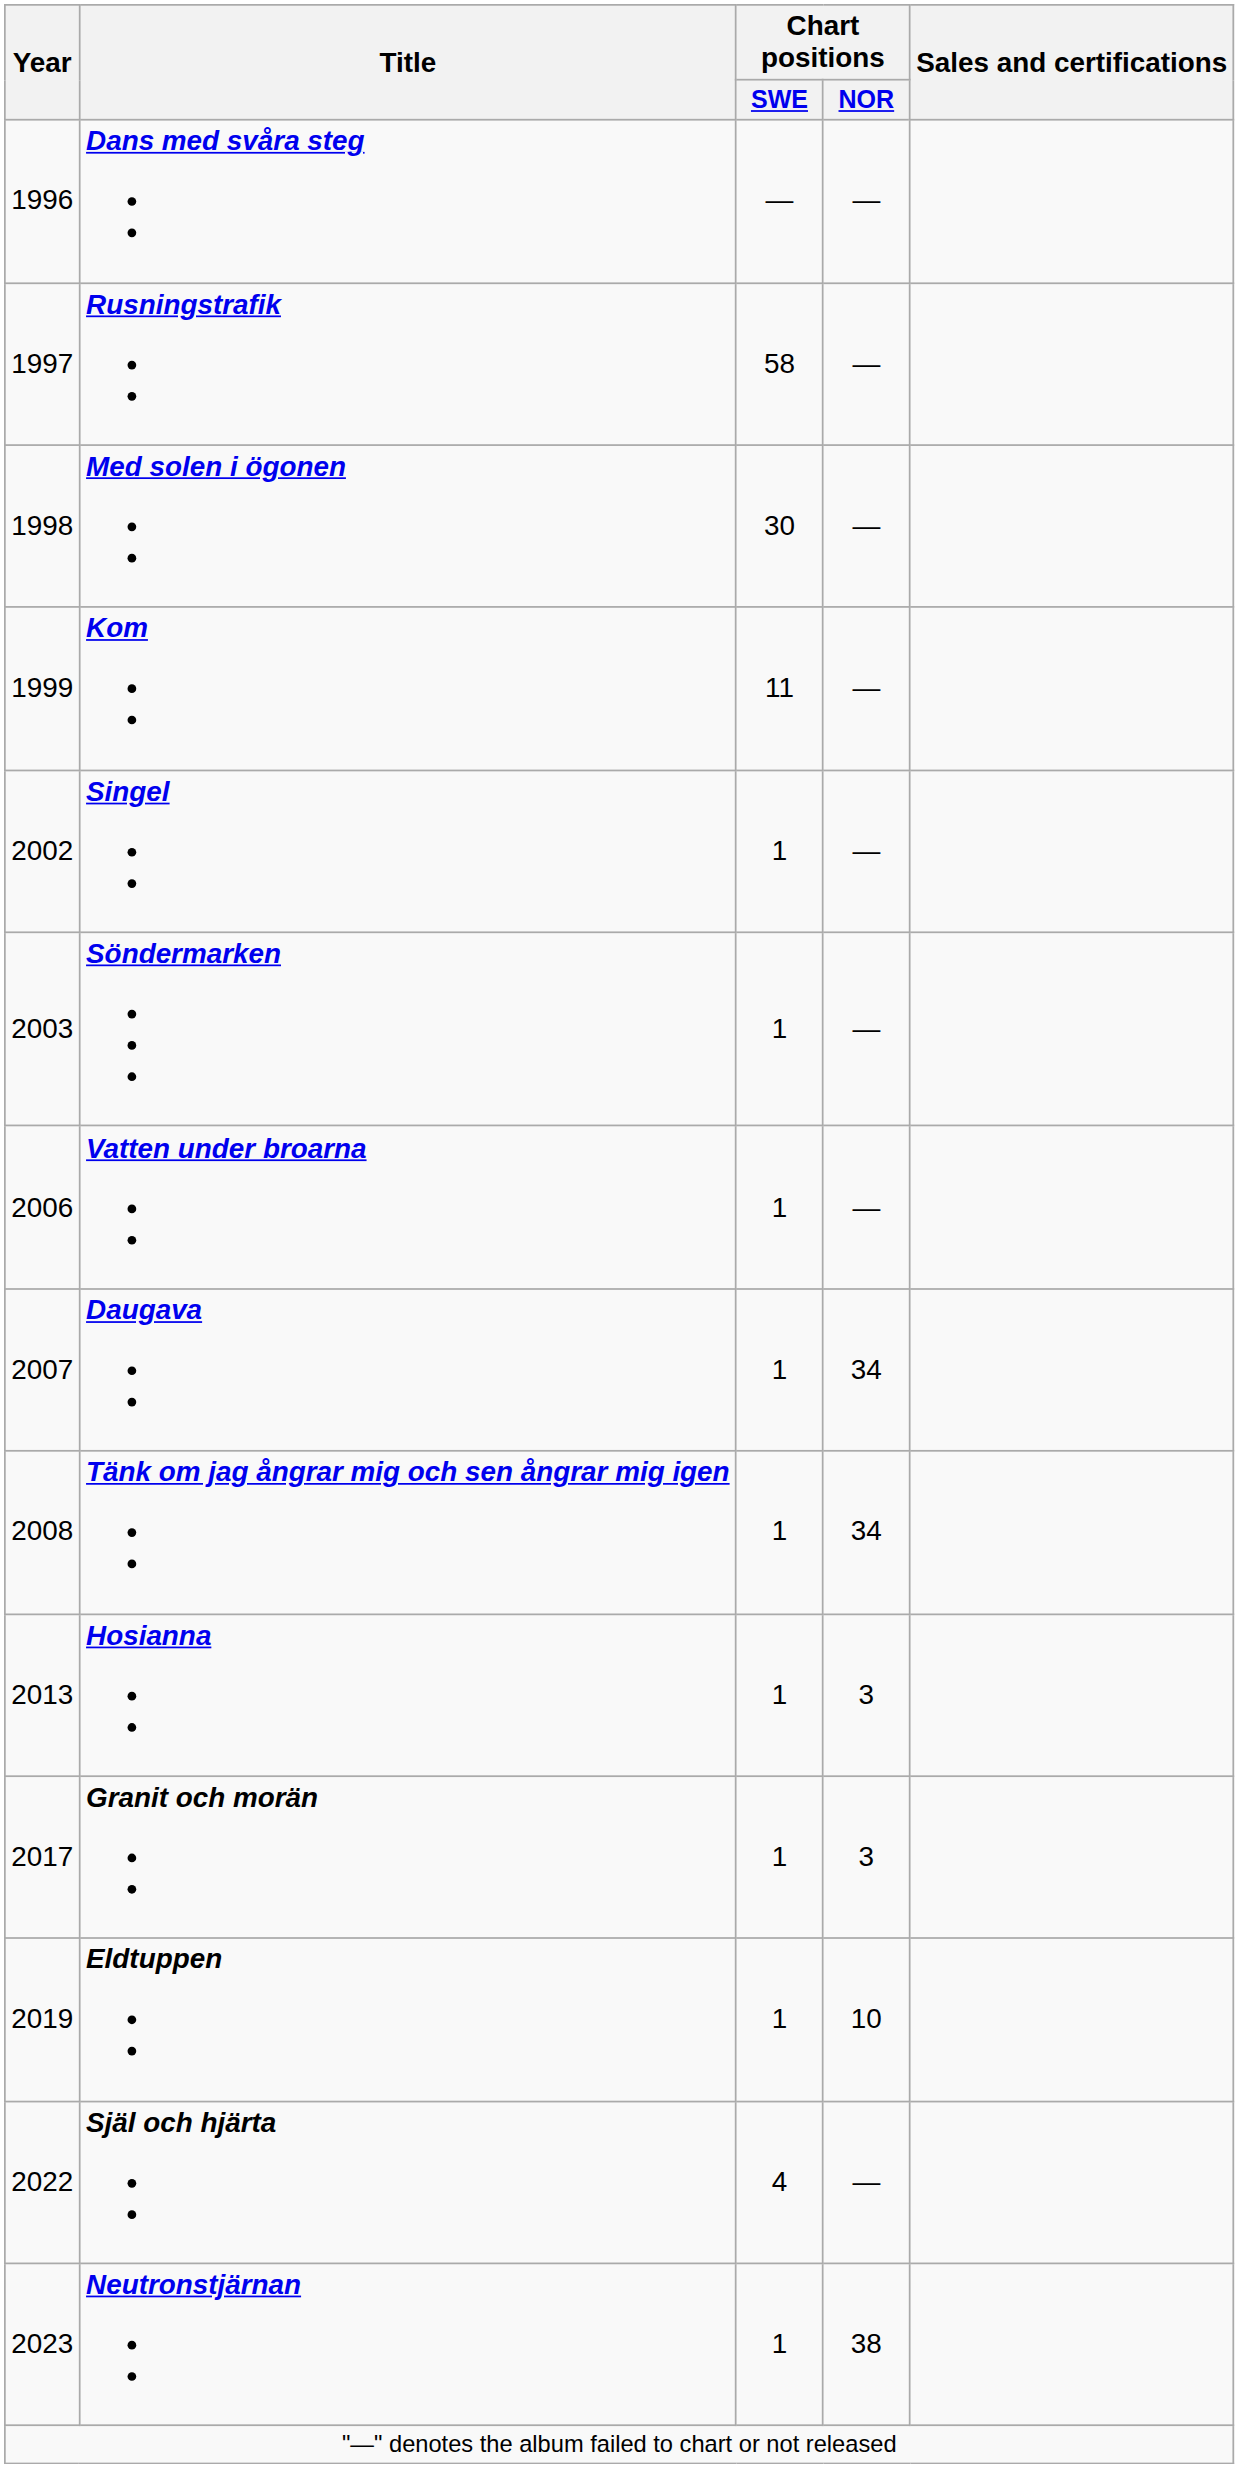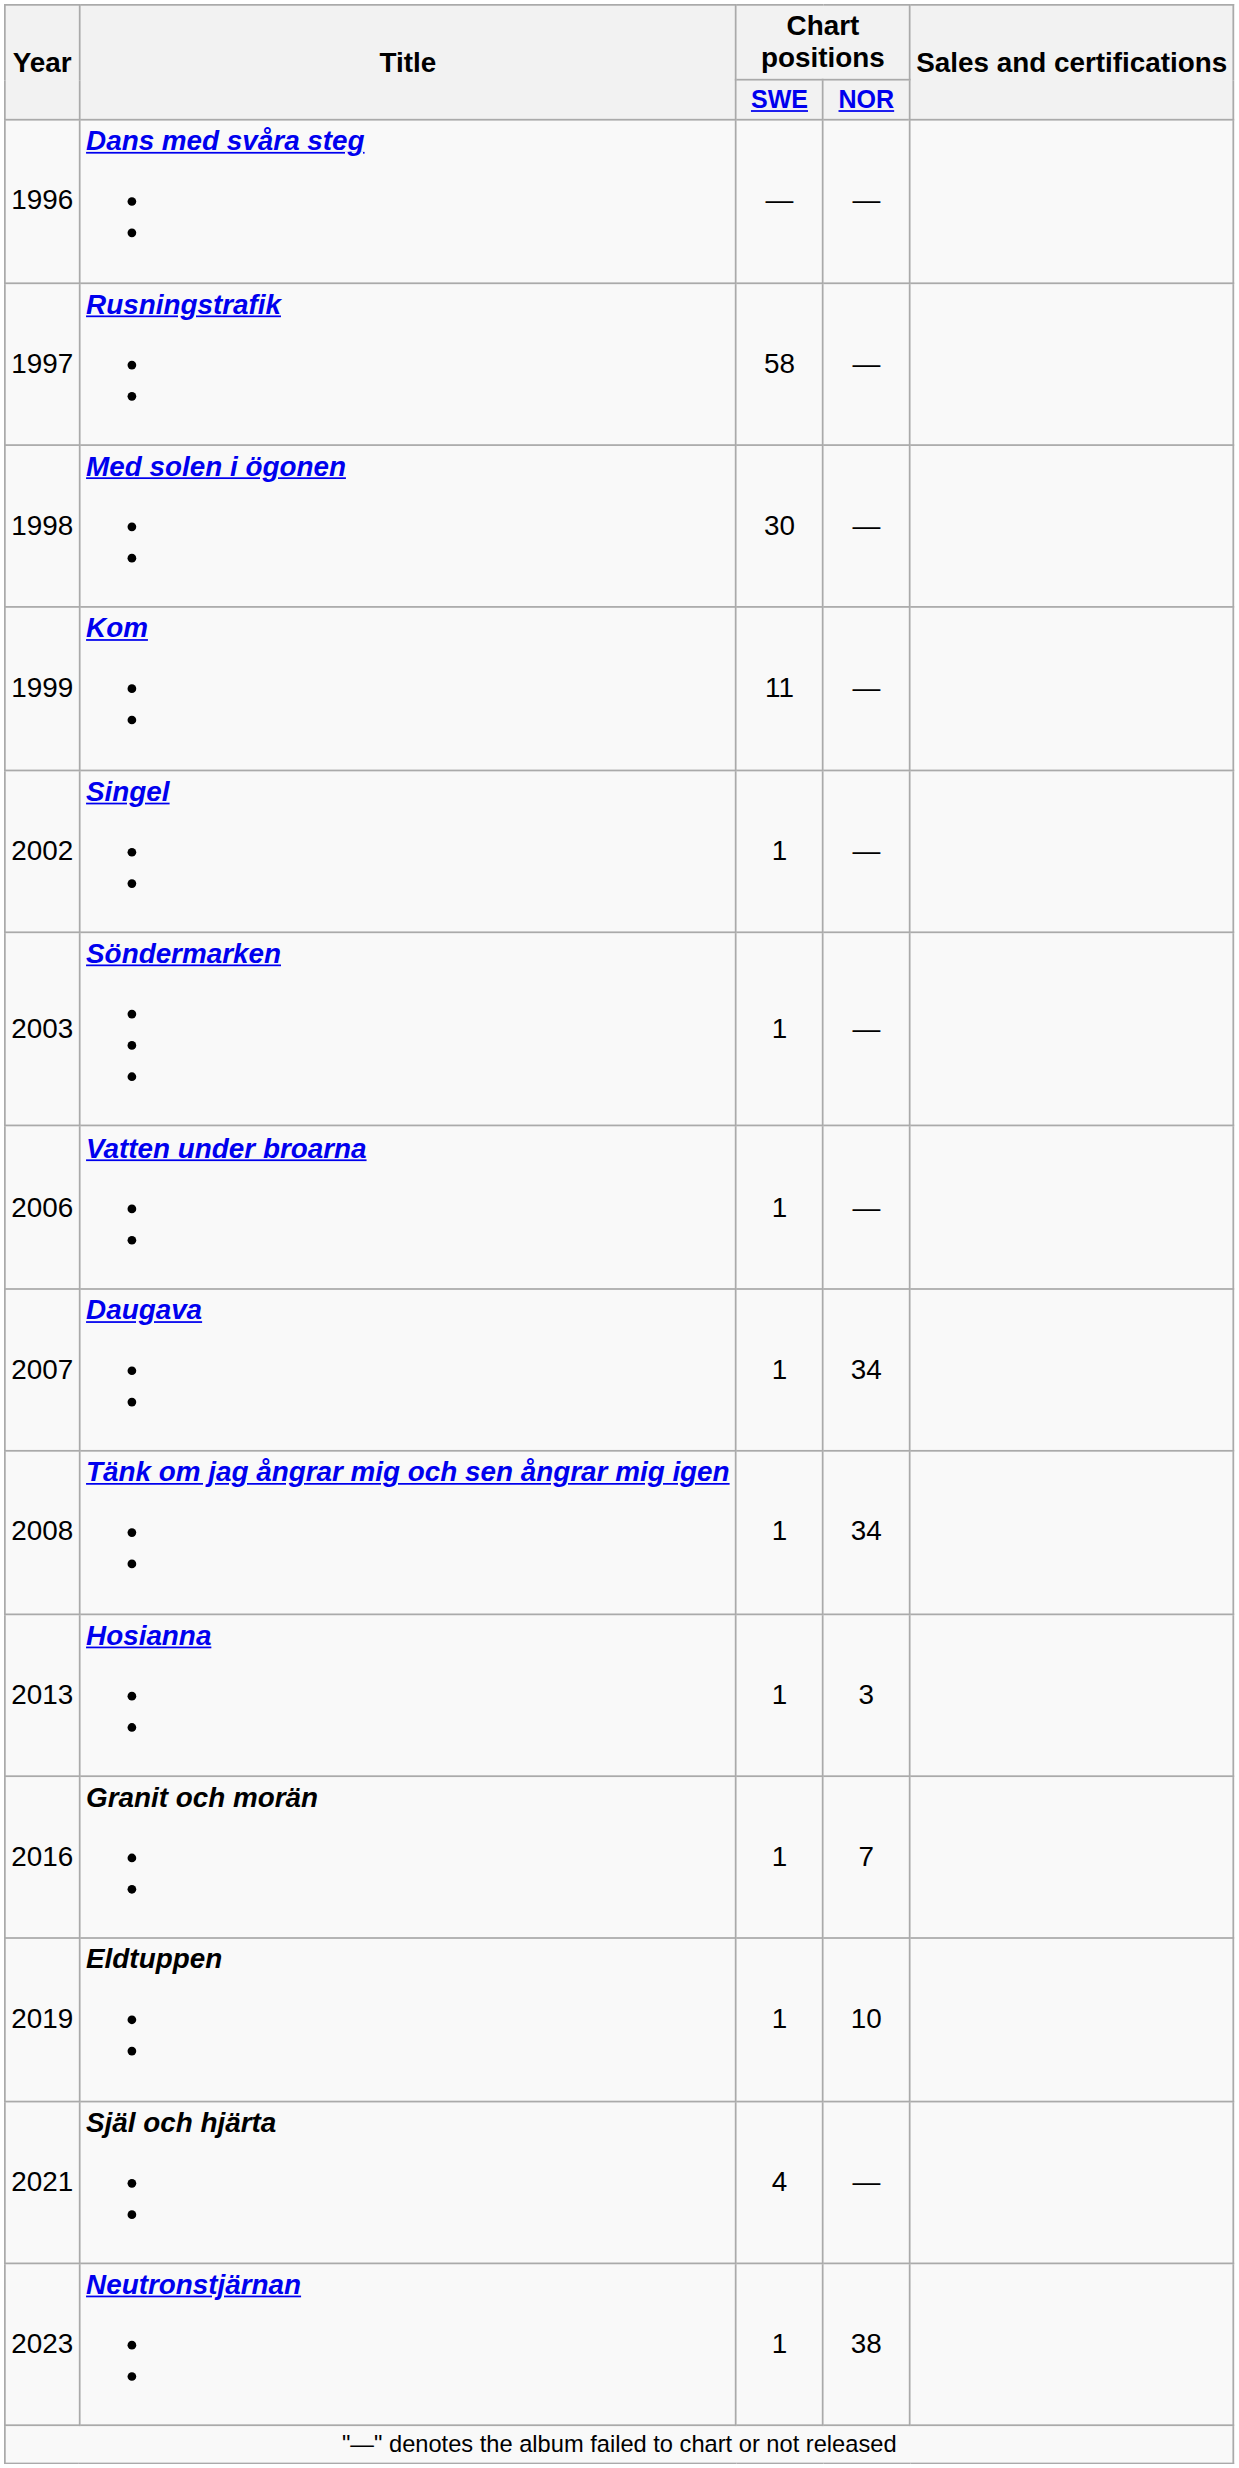(42, 1856) 2017 -> (42, 1856) 2016
(866, 1856) 3 -> (866, 1856) 7
(42, 2181) 2022 -> (42, 2181) 2021
